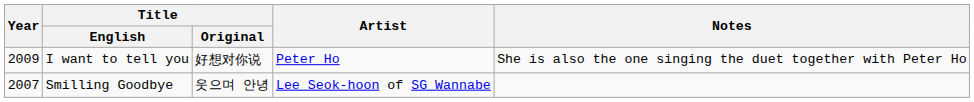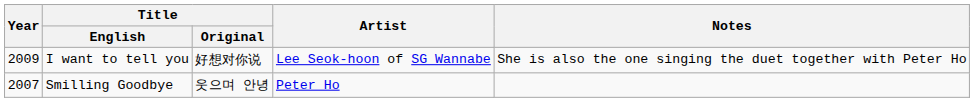(308, 60) Peter Ho -> (383, 60) Lee Seok-hoon of SG Wannabe
(383, 85) Lee Seok-hoon of SG Wannabe -> (308, 85) Peter Ho
